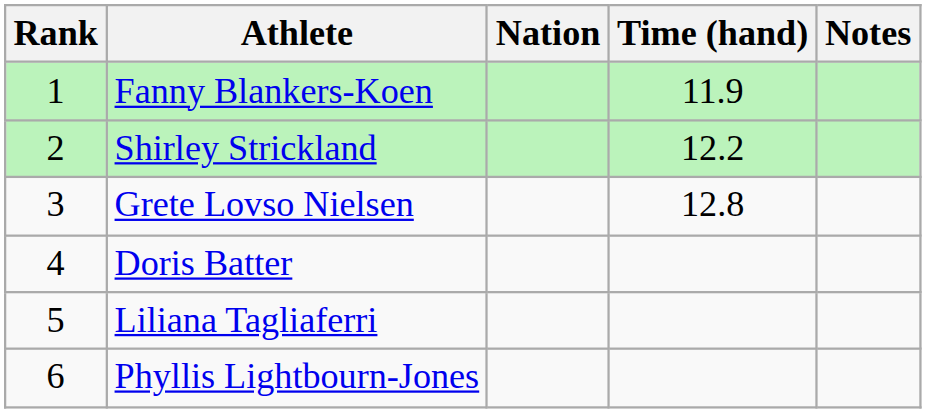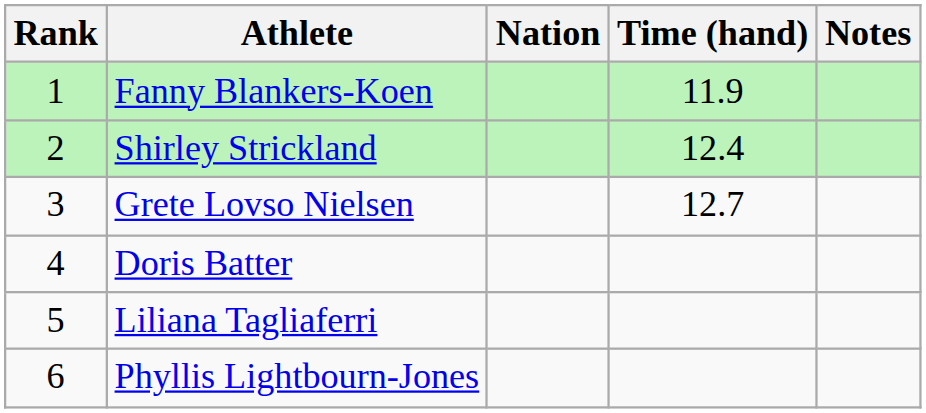(713, 147) 12.2 -> (713, 147) 12.4
(713, 205) 12.8 -> (713, 205) 12.7
